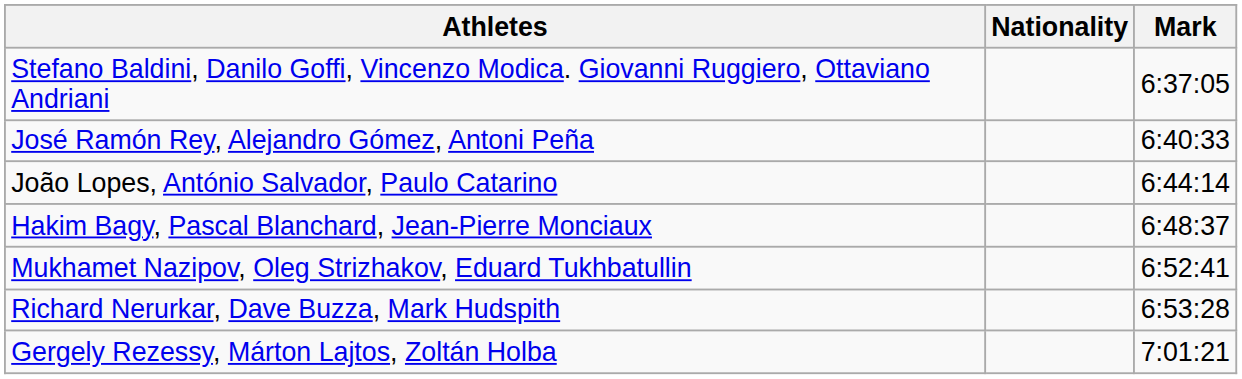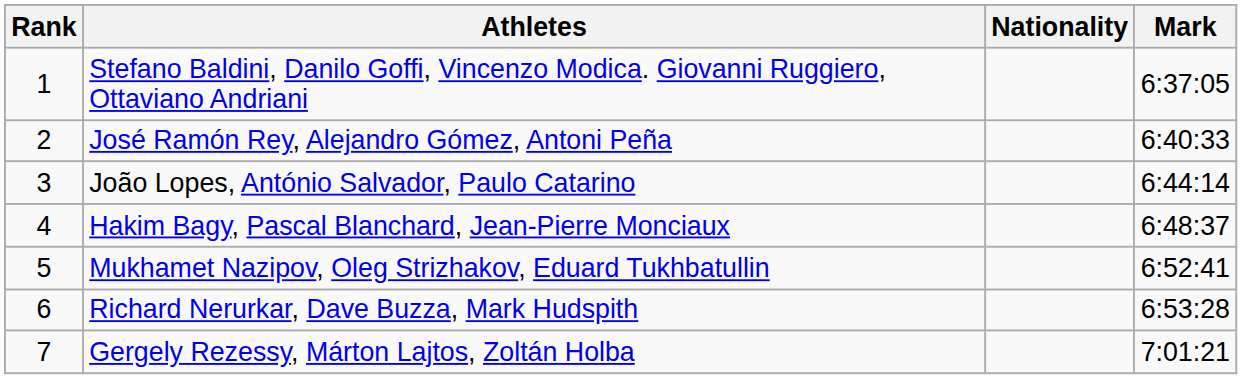+ column: (44, 26)
